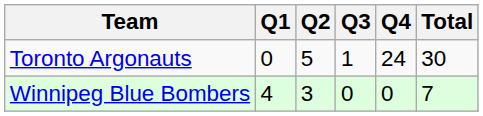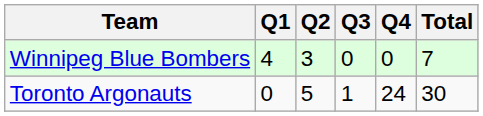rows swapped: (130, 93) <-> (101, 57)
